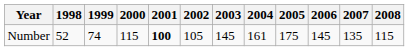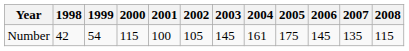(62, 35) 52 -> (62, 35) 42
(94, 35) 74 -> (94, 35) 54
(161, 35) bold -> (161, 35) normal
